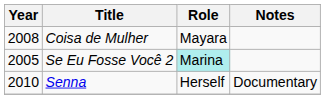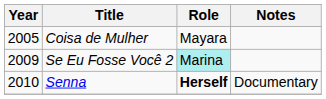(23, 37) 2008 -> (23, 37) 2005
(23, 60) 2005 -> (23, 60) 2009
(202, 82) normal -> (204, 82) bold
